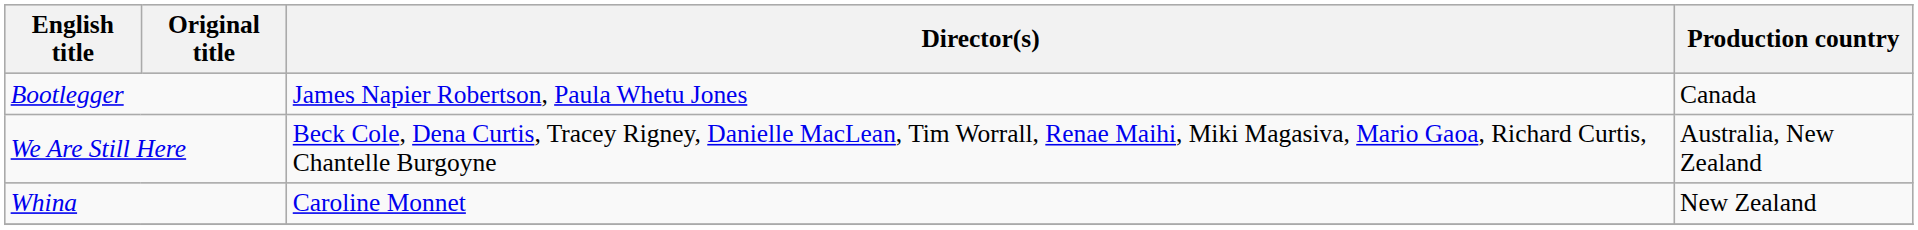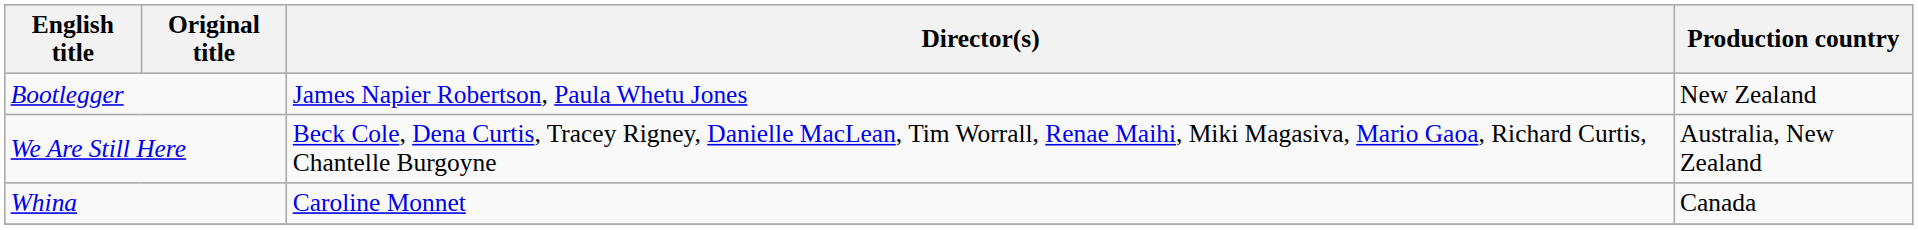(1718, 93) Canada -> (1748, 93) New Zealand
(1748, 202) New Zealand -> (1718, 202) Canada
